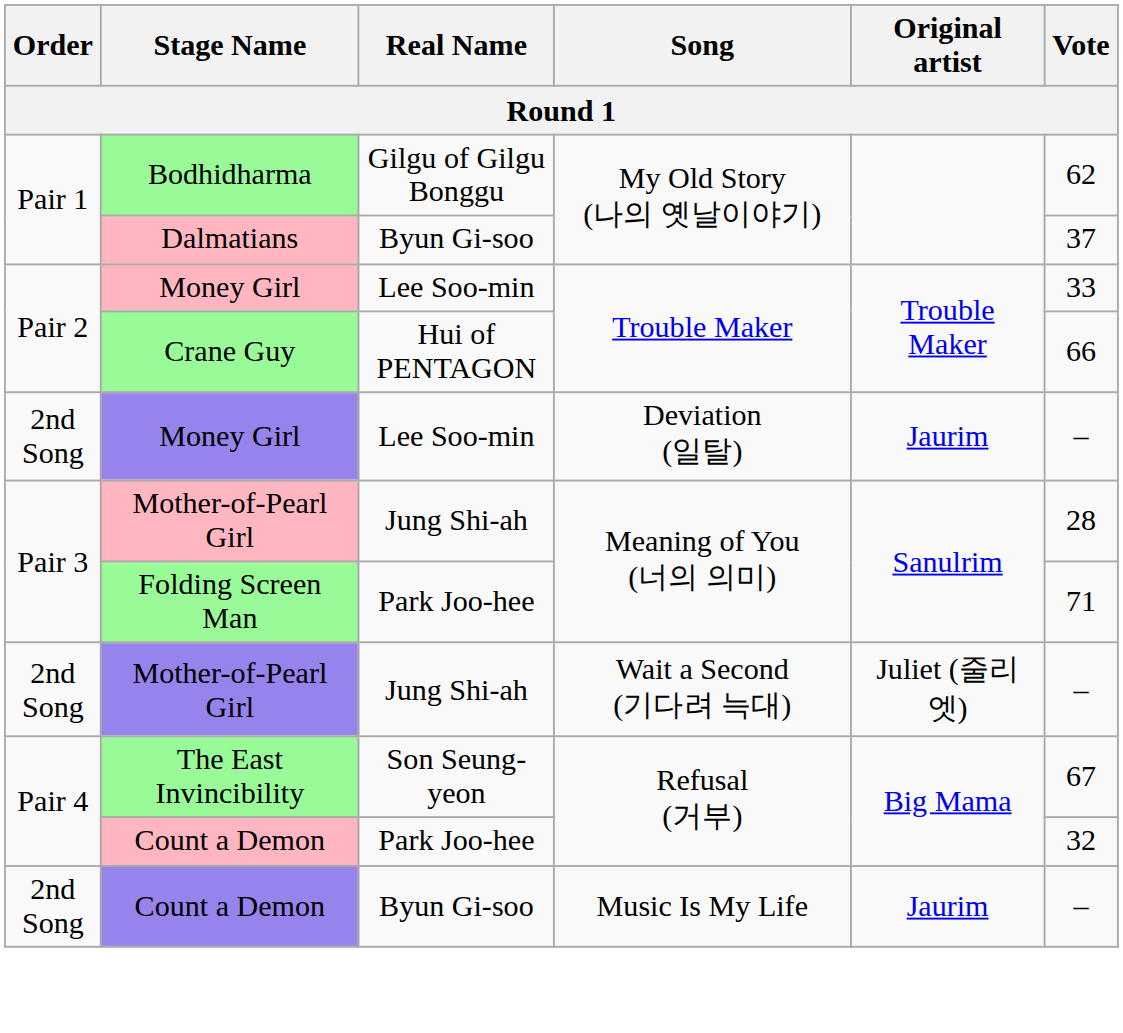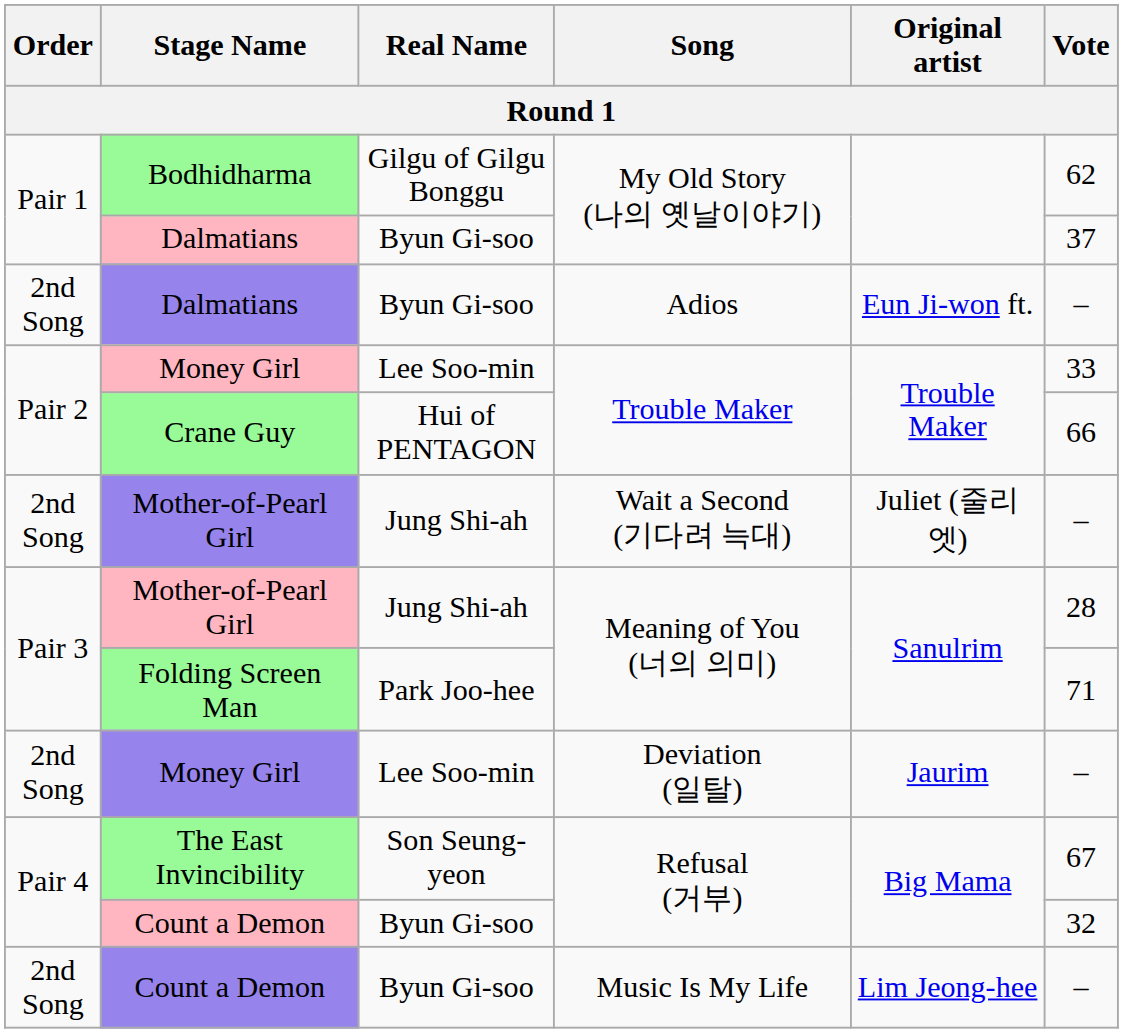+ row: (230, 303)
rows swapped: (230, 435) <-> (230, 688)
(456, 840) Park Joo-hee -> (456, 922) Byun Gi-soo
(948, 905) Jaurim -> (948, 986) Lim Jeong-hee
